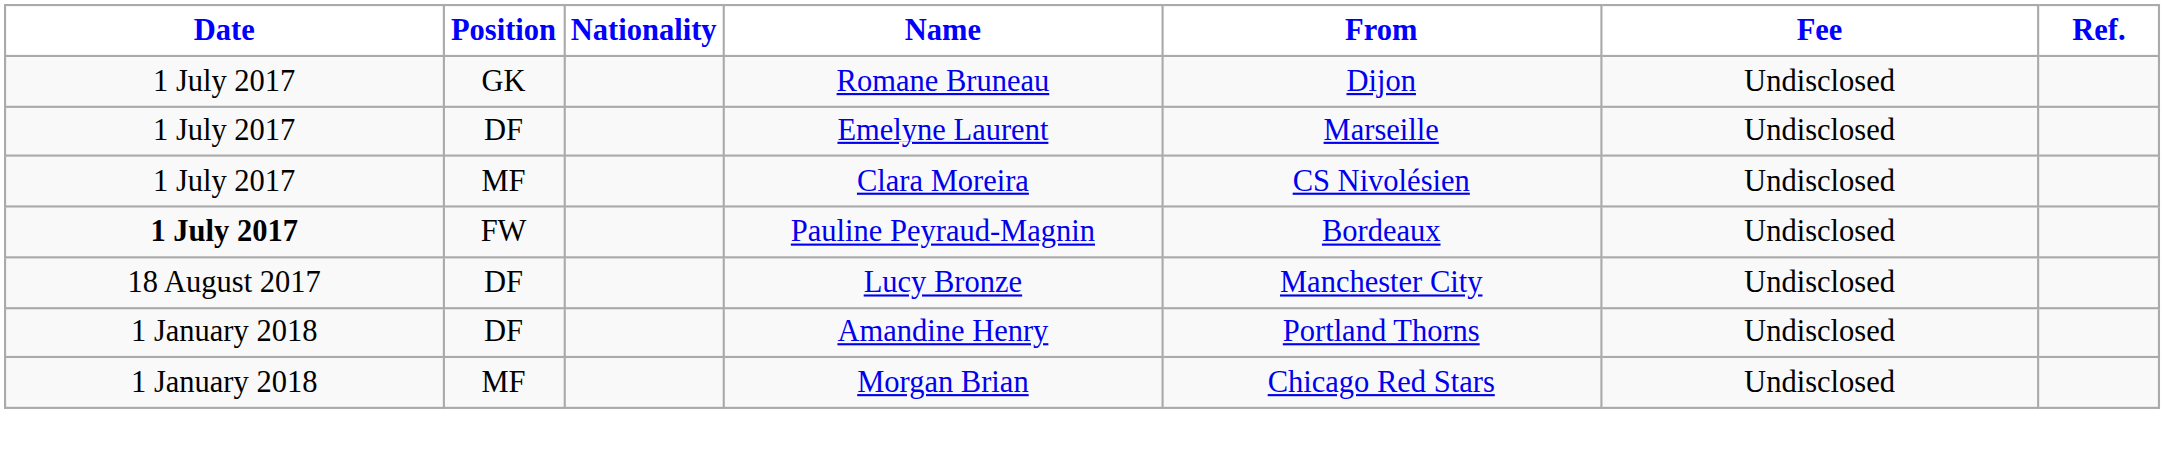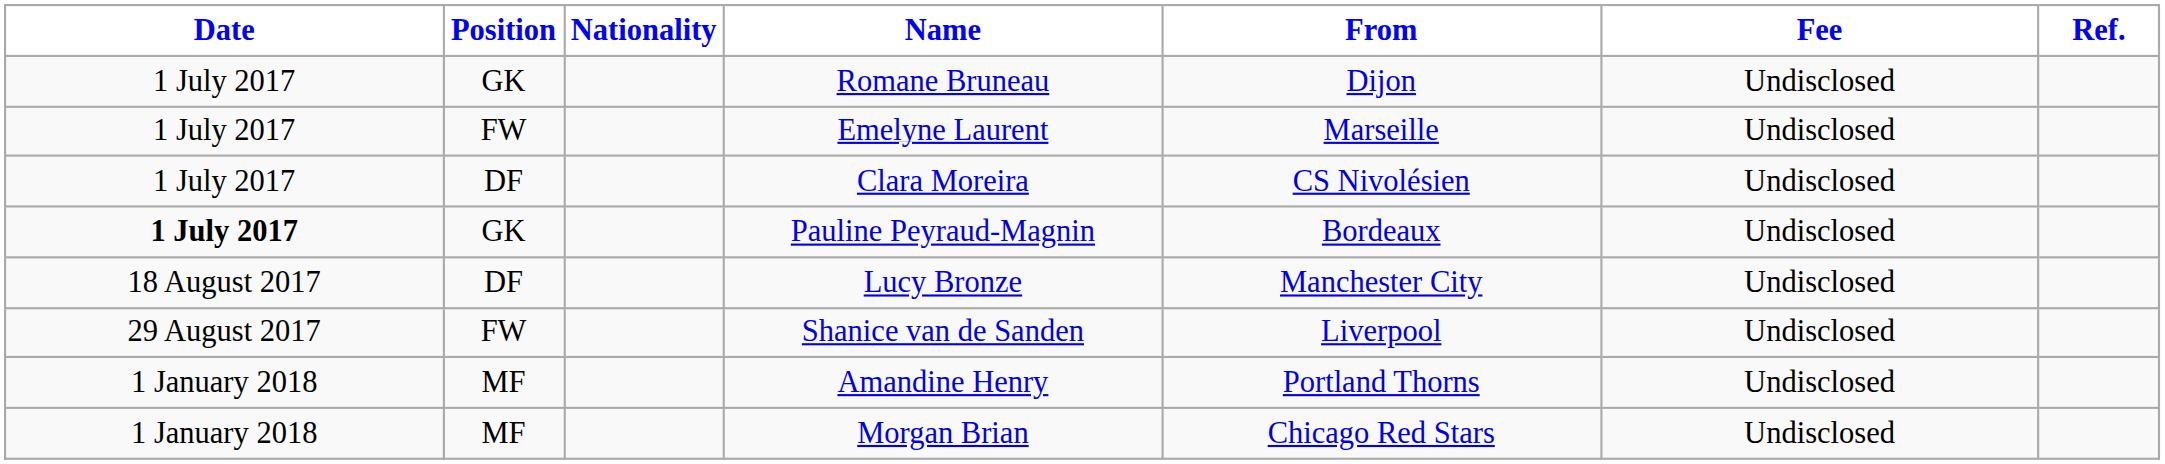(504, 130) DF -> (504, 130) FW
(504, 181) MF -> (504, 181) DF
(504, 231) FW -> (504, 231) GK
+ row: (943, 332)
(504, 332) DF -> (504, 382) MF
